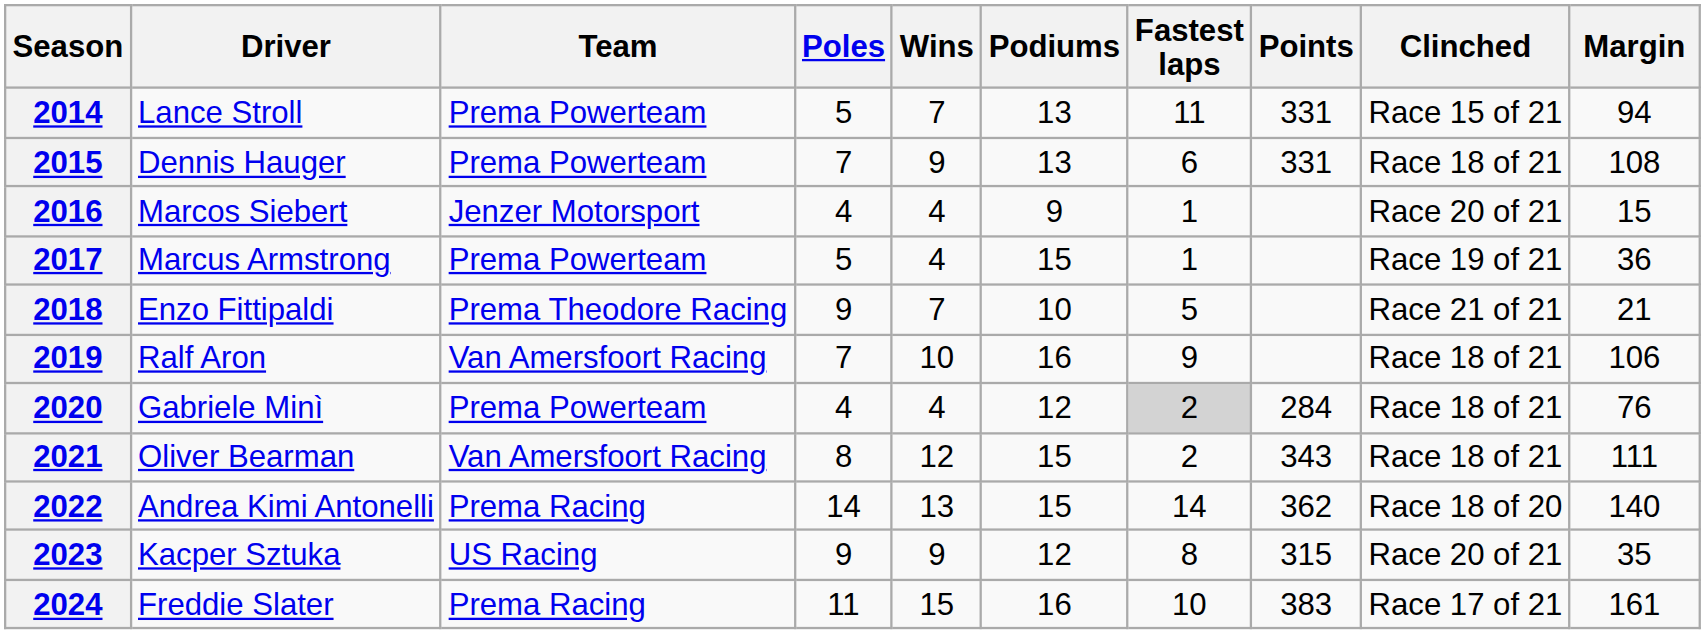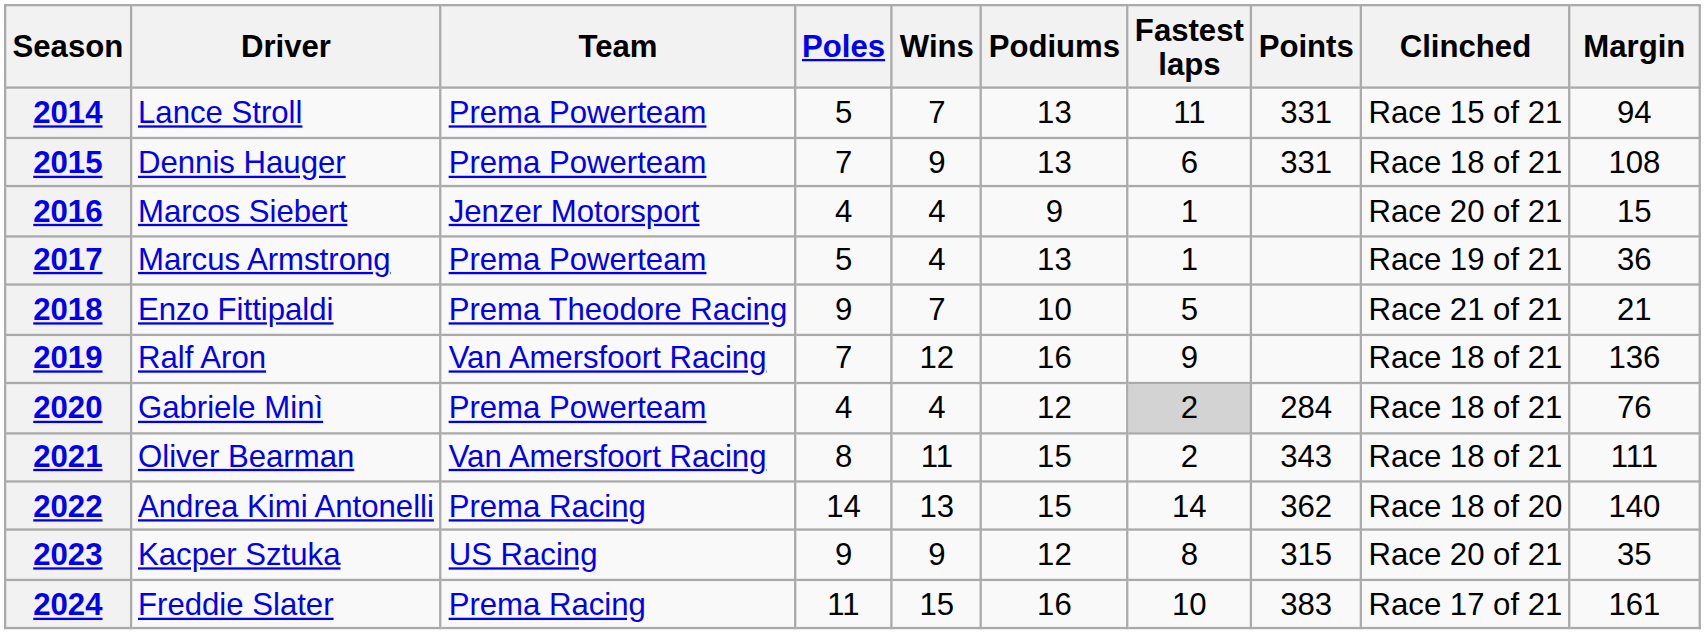(1054, 260) 15 -> (1054, 260) 13
(937, 358) 10 -> (937, 358) 12
(1634, 358) 106 -> (1634, 358) 136
(937, 456) 12 -> (937, 456) 11
